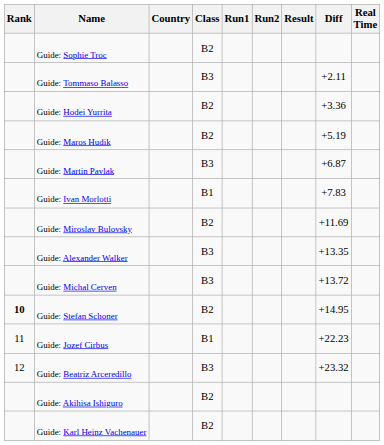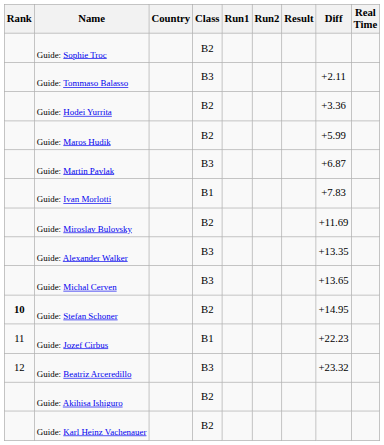(334, 135) +5.19 -> (334, 135) +5.99
(334, 280) +13.72 -> (334, 280) +13.65
